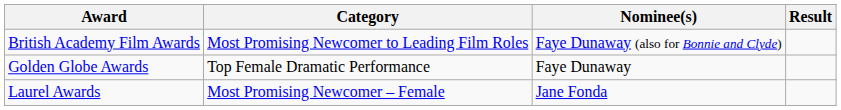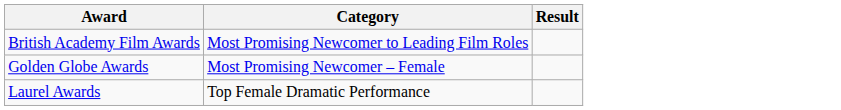- column: (659, 17)
(319, 67) Top Female Dramatic Performance -> (326, 67) Most Promising Newcomer – Female
(326, 92) Most Promising Newcomer – Female -> (319, 92) Top Female Dramatic Performance
